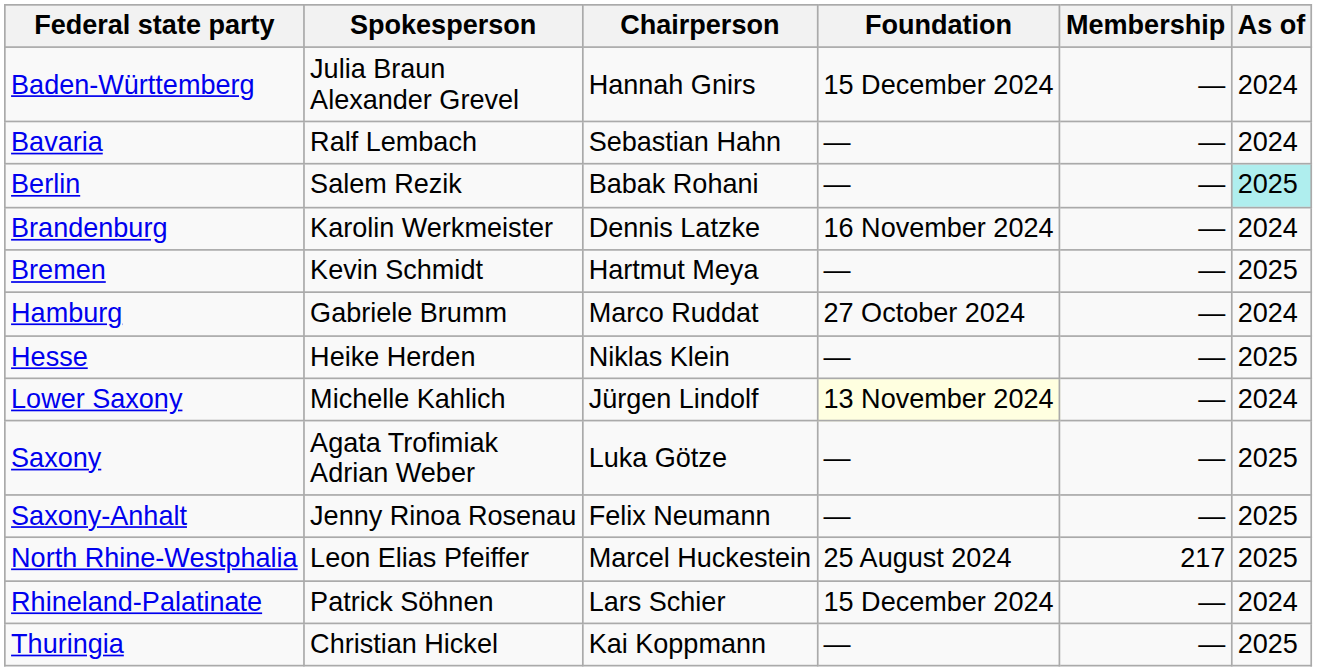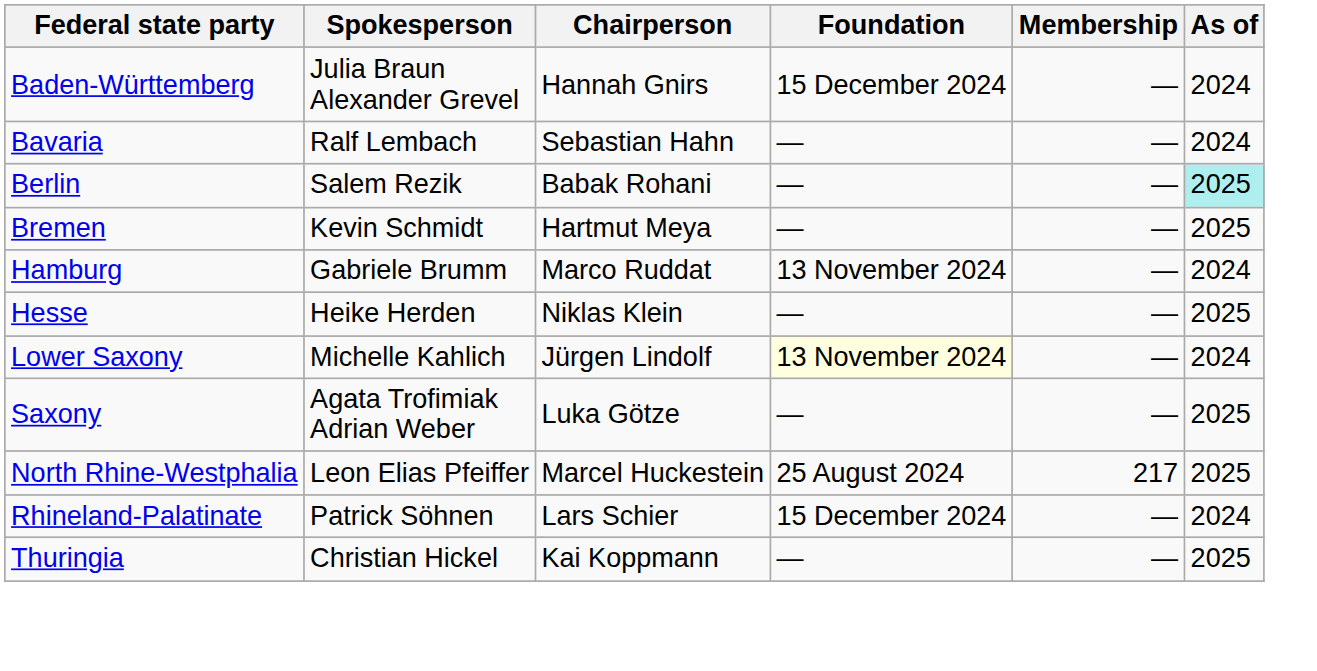- row: (89, 227)
(924, 313) 27 October 2024 -> (891, 270) 13 November 2024
- row: (99, 515)
